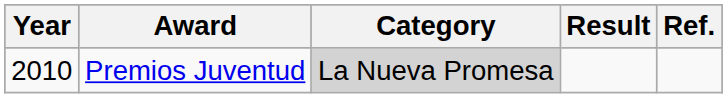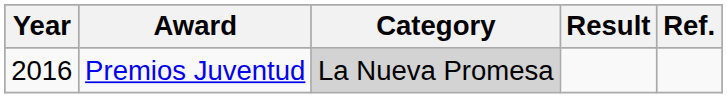(42, 69) 2010 -> (42, 69) 2016
